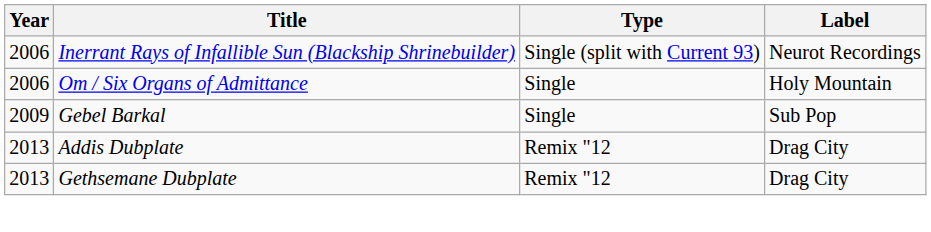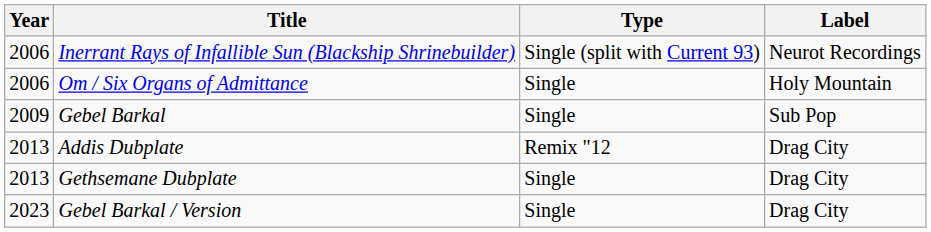(568, 178) Remix "12 -> (550, 178) Single
+ row: (150, 210)
